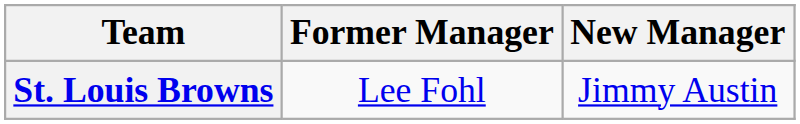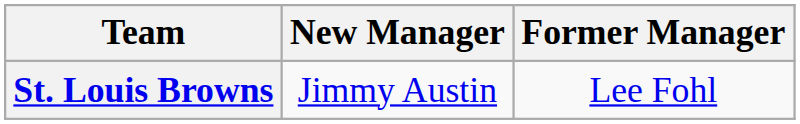columns swapped: (422, 32) <-> (678, 32)
